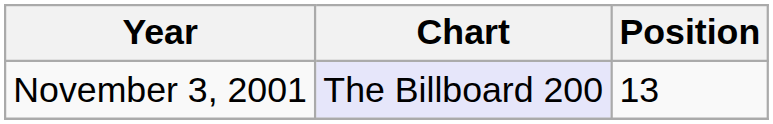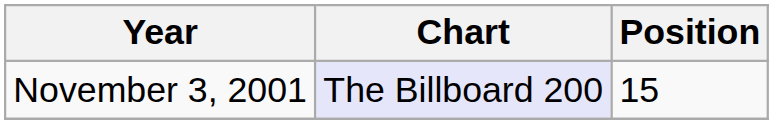(639, 89) 13 -> (639, 89) 15
